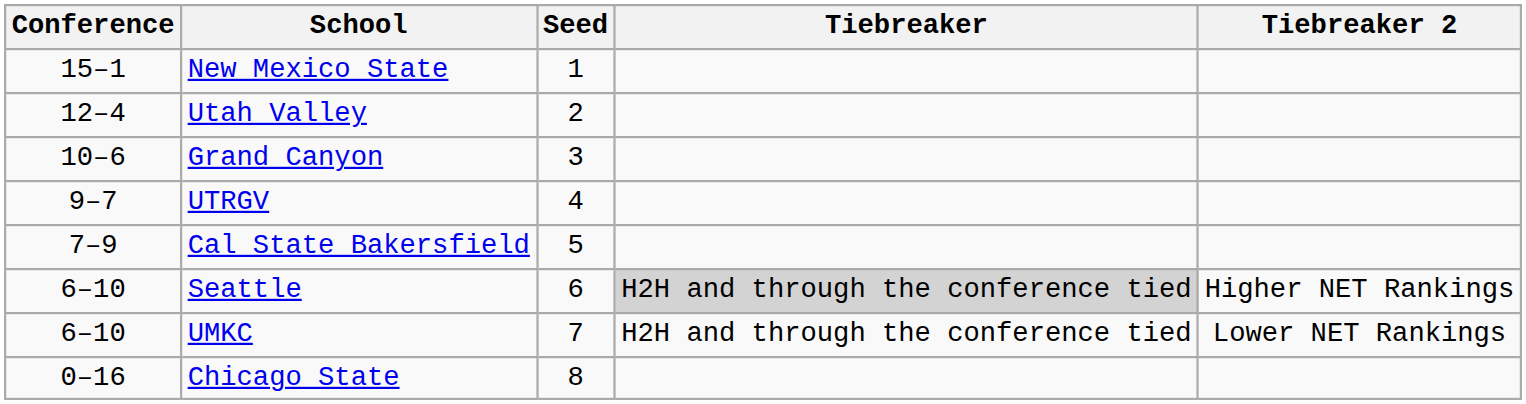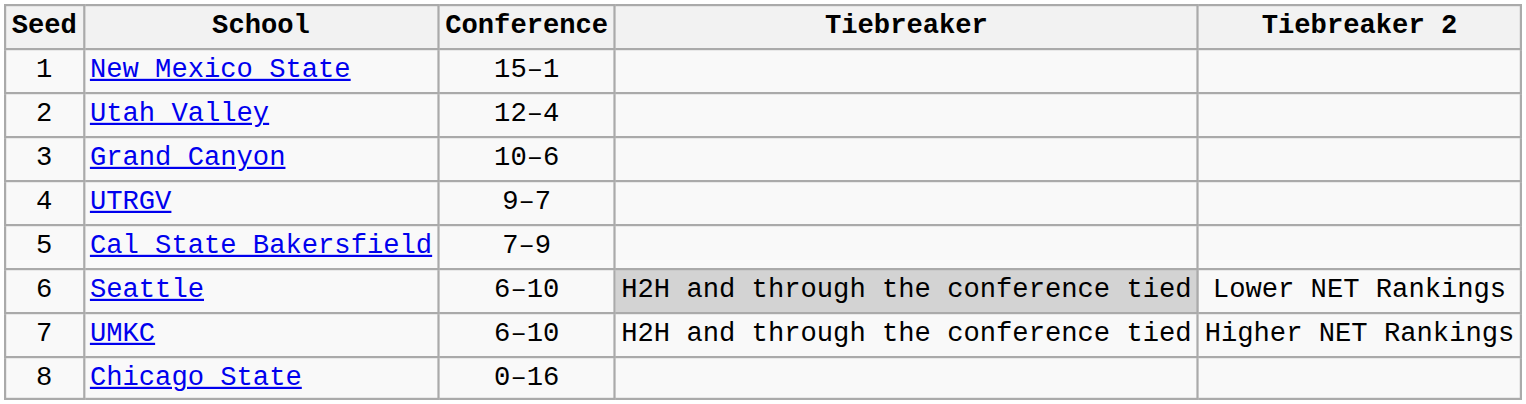columns swapped: (576, 27) <-> (93, 27)
(1360, 291) Higher NET Rankings -> (1360, 291) Lower NET Rankings
(1360, 334) Lower NET Rankings -> (1360, 334) Higher NET Rankings
